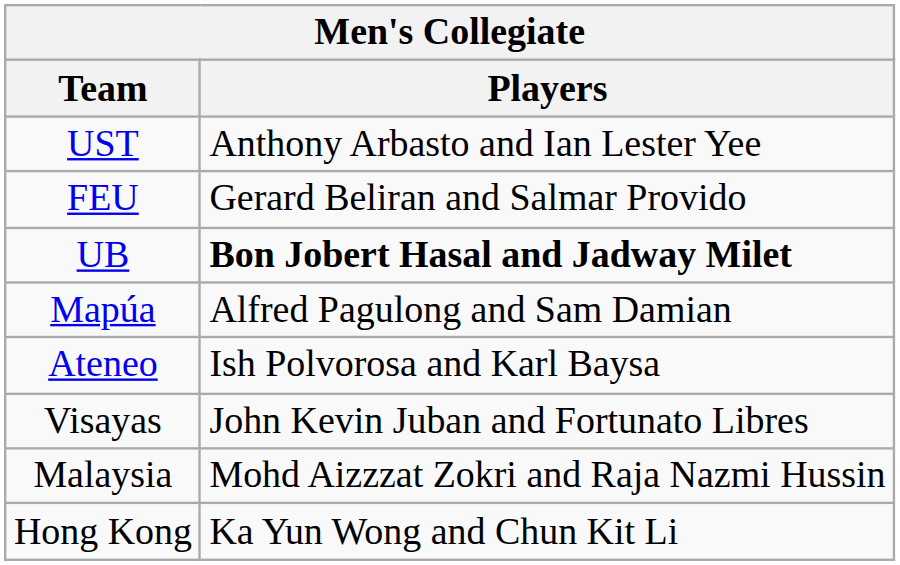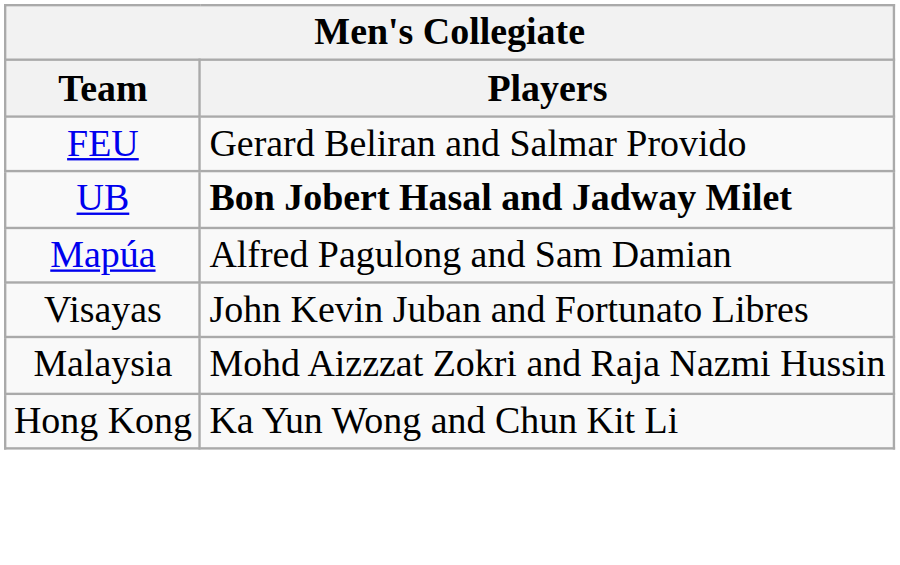- row: (103, 142)
- row: (103, 364)
